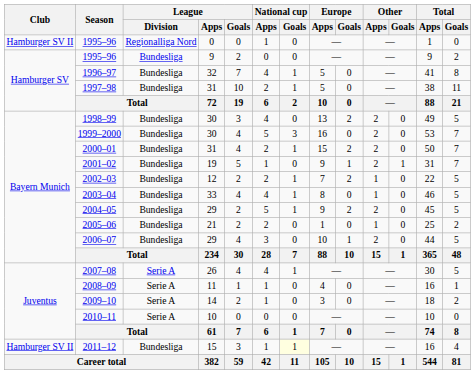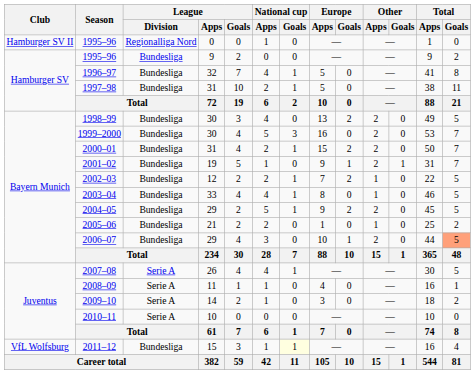(457, 240) no background -> (457, 240) lightsalmon background
(40, 347) Hamburger SV II -> (40, 347) VfL Wolfsburg
